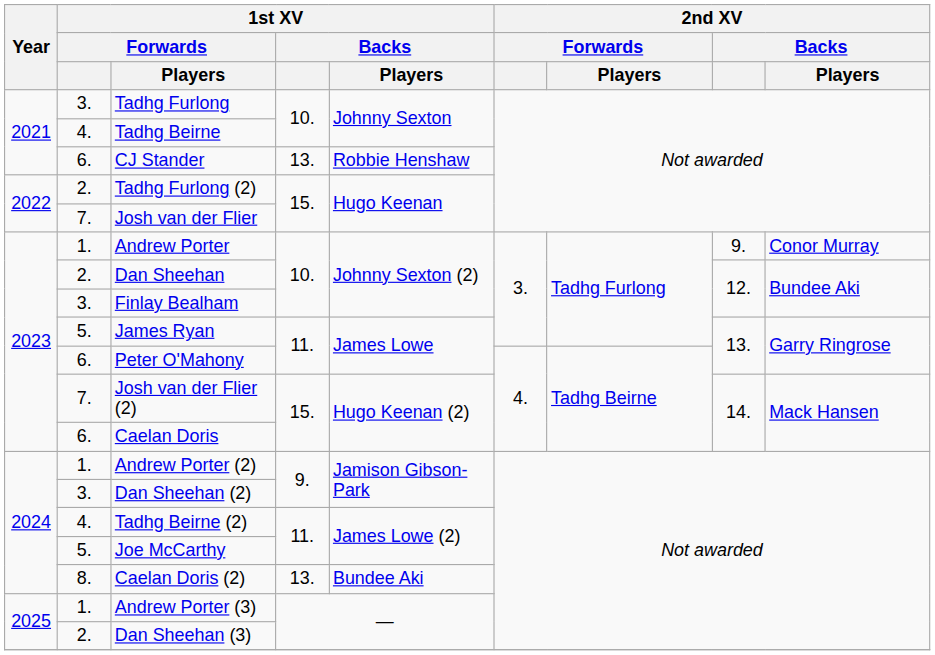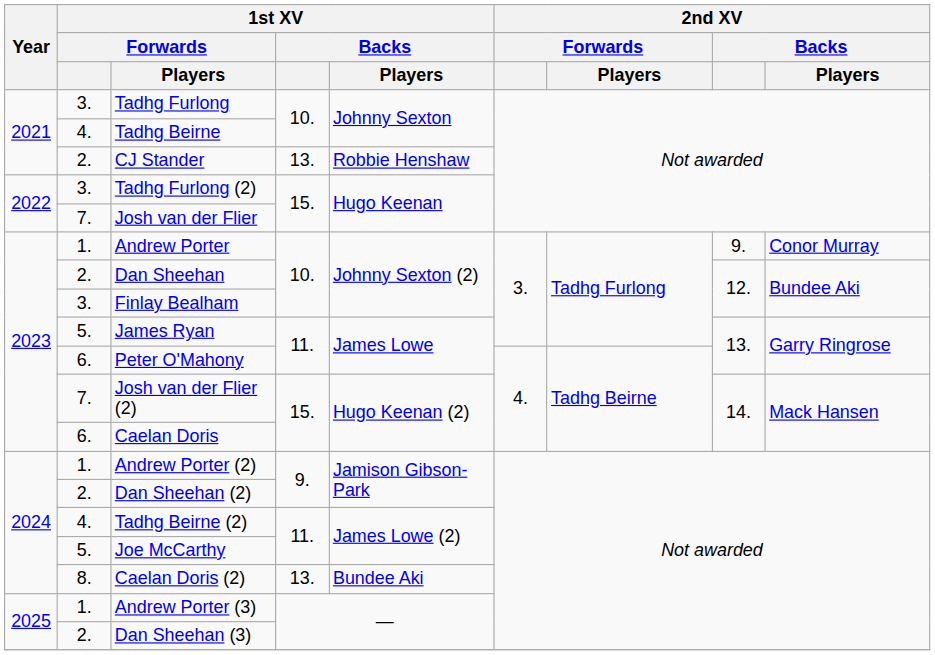(84, 160) 6. -> (84, 160) 2.
(84, 189) 2. -> (84, 189) 3.
(84, 493) 3. -> (84, 493) 2.
